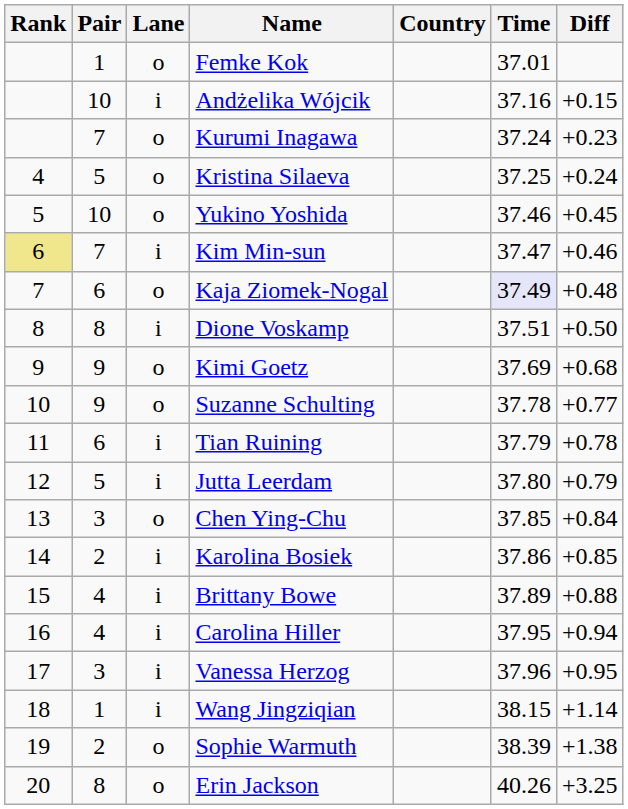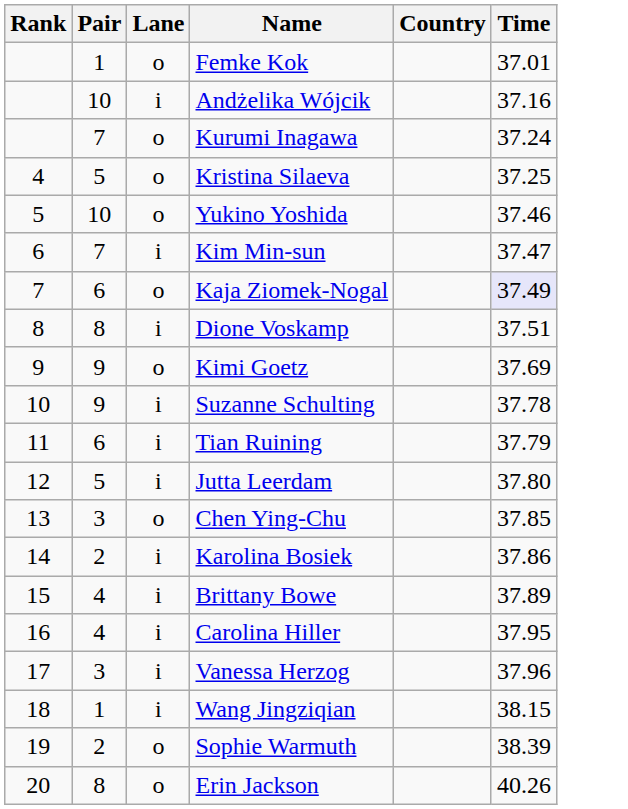- column: (590, 23)
(38, 251) khaki background -> (38, 251) no background
(158, 404) o -> (158, 404) i
